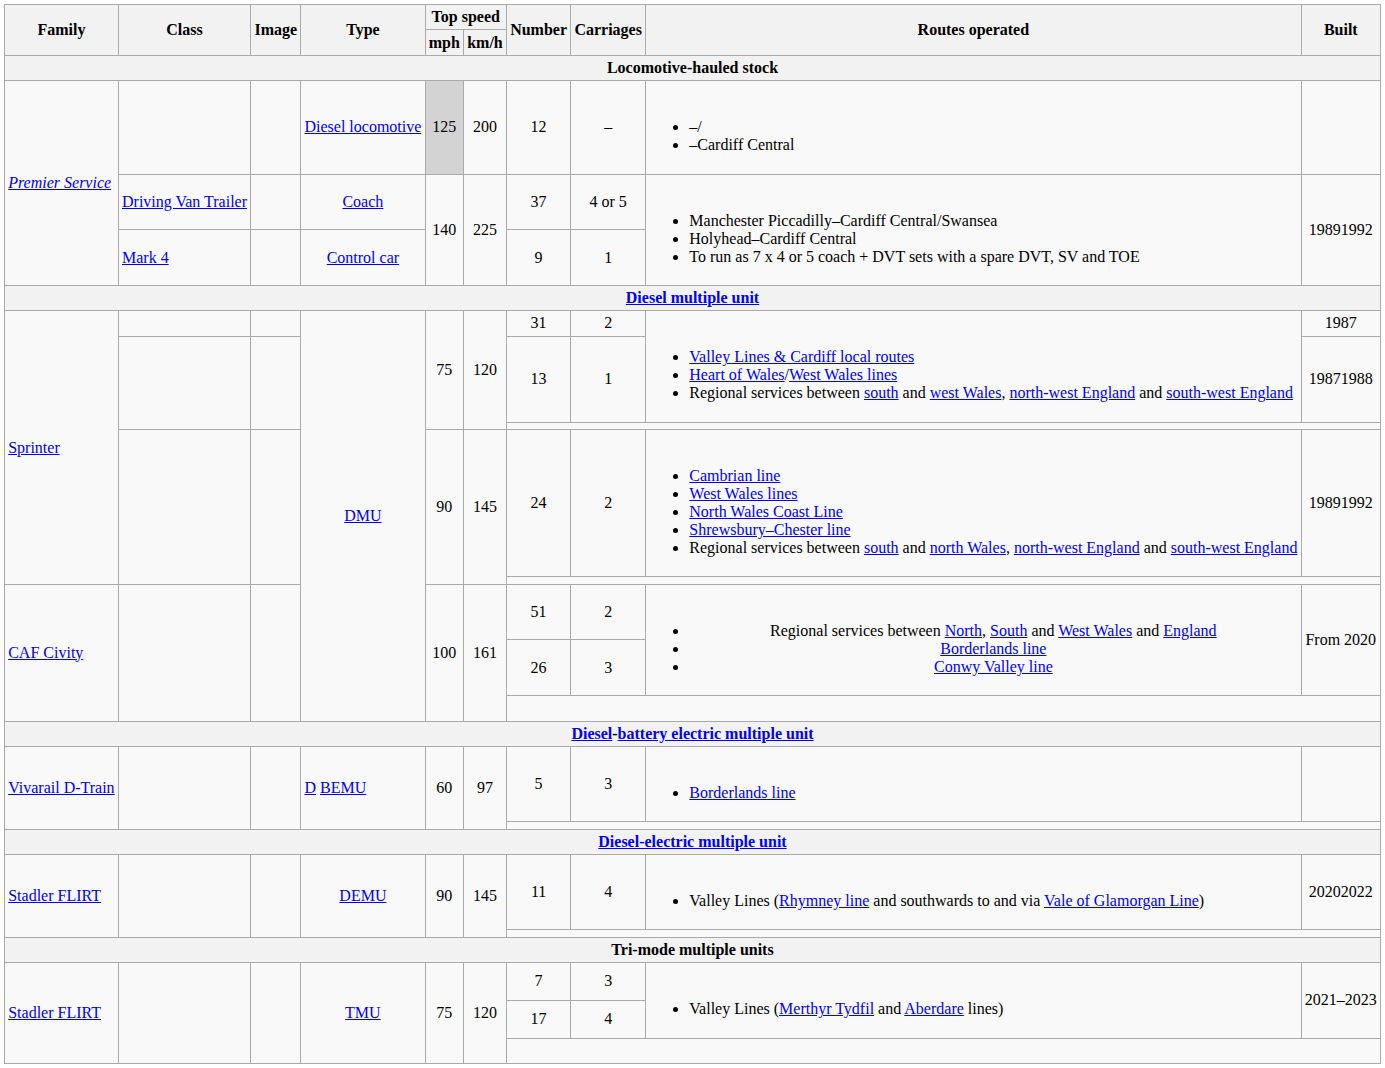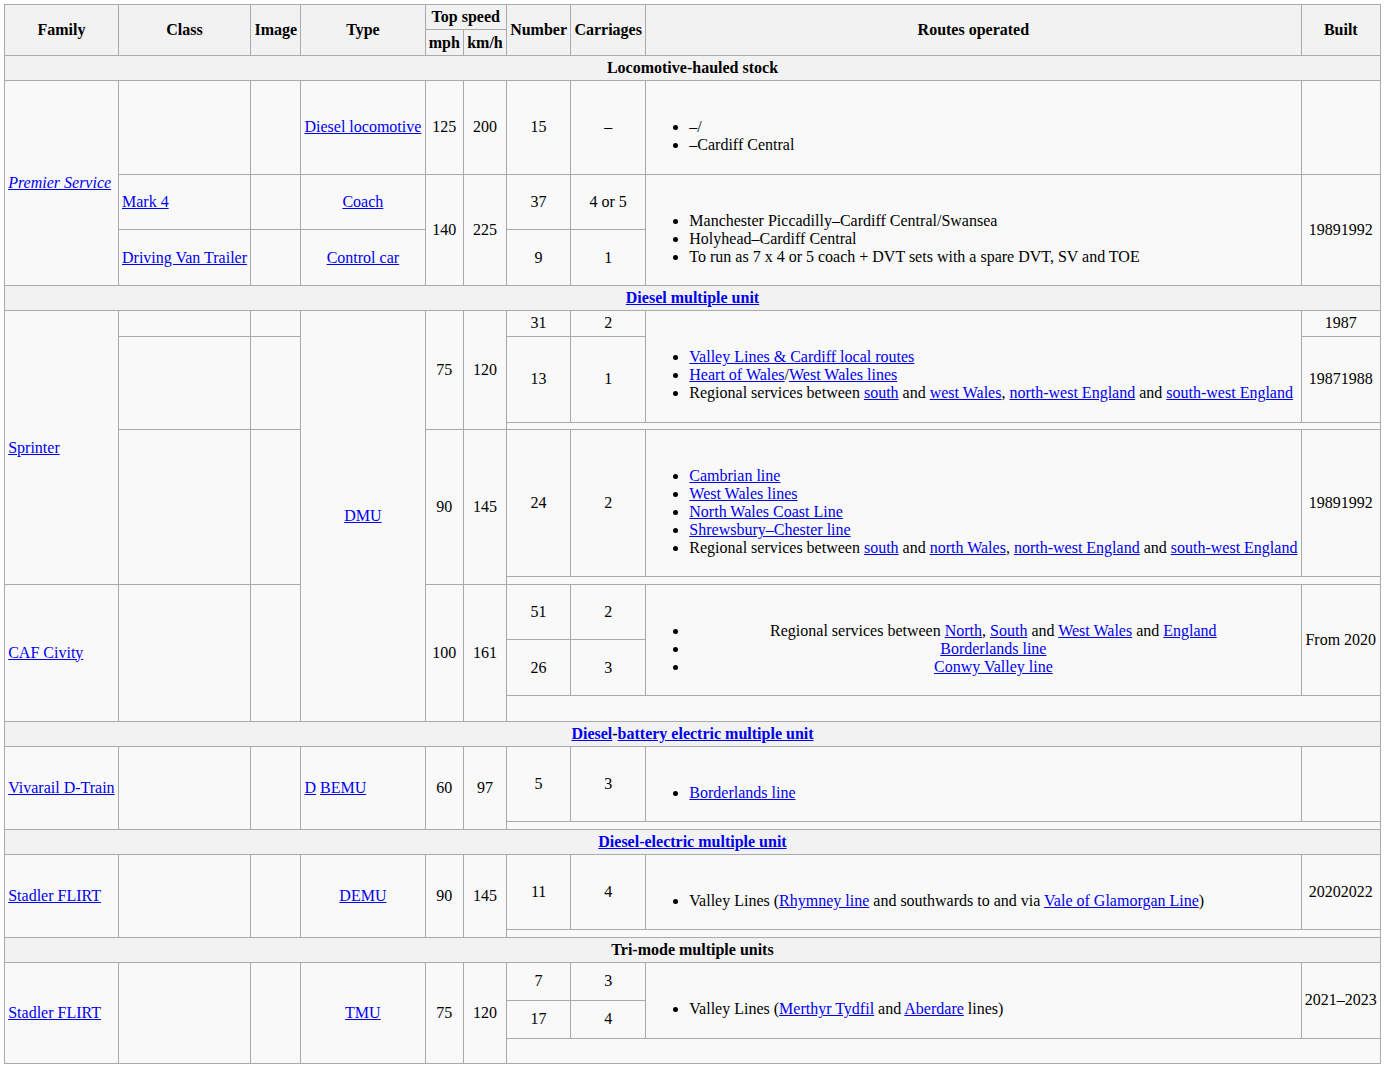(444, 127) lightgrey background -> (444, 127) no background
(539, 127) 12 -> (539, 127) 15
(185, 201) Driving Van Trailer -> (145, 201) Mark 4
(145, 257) Mark 4 -> (185, 257) Driving Van Trailer
